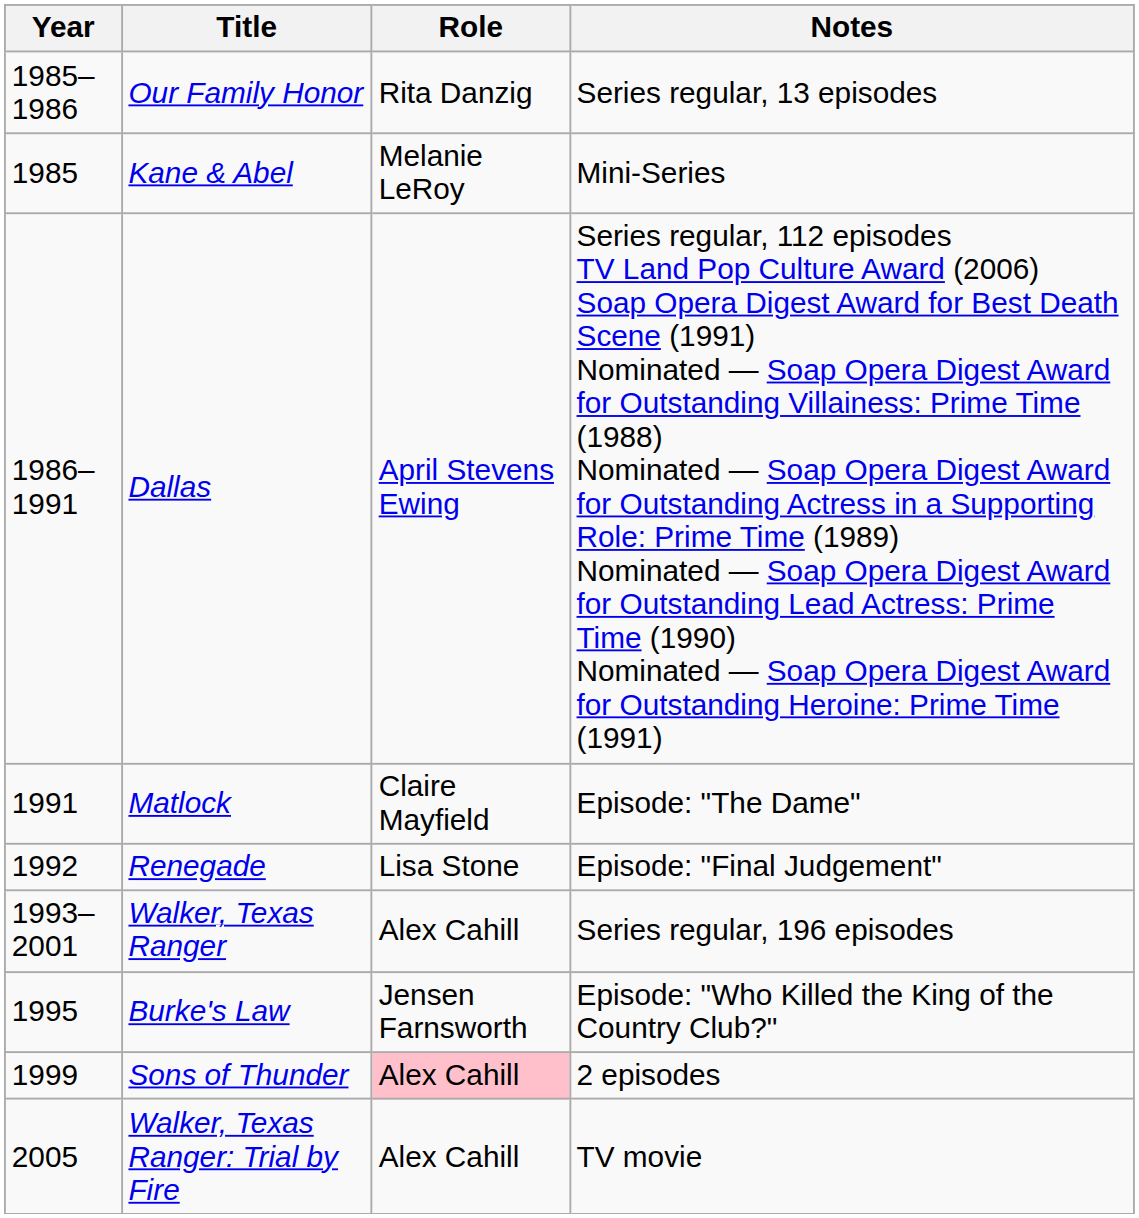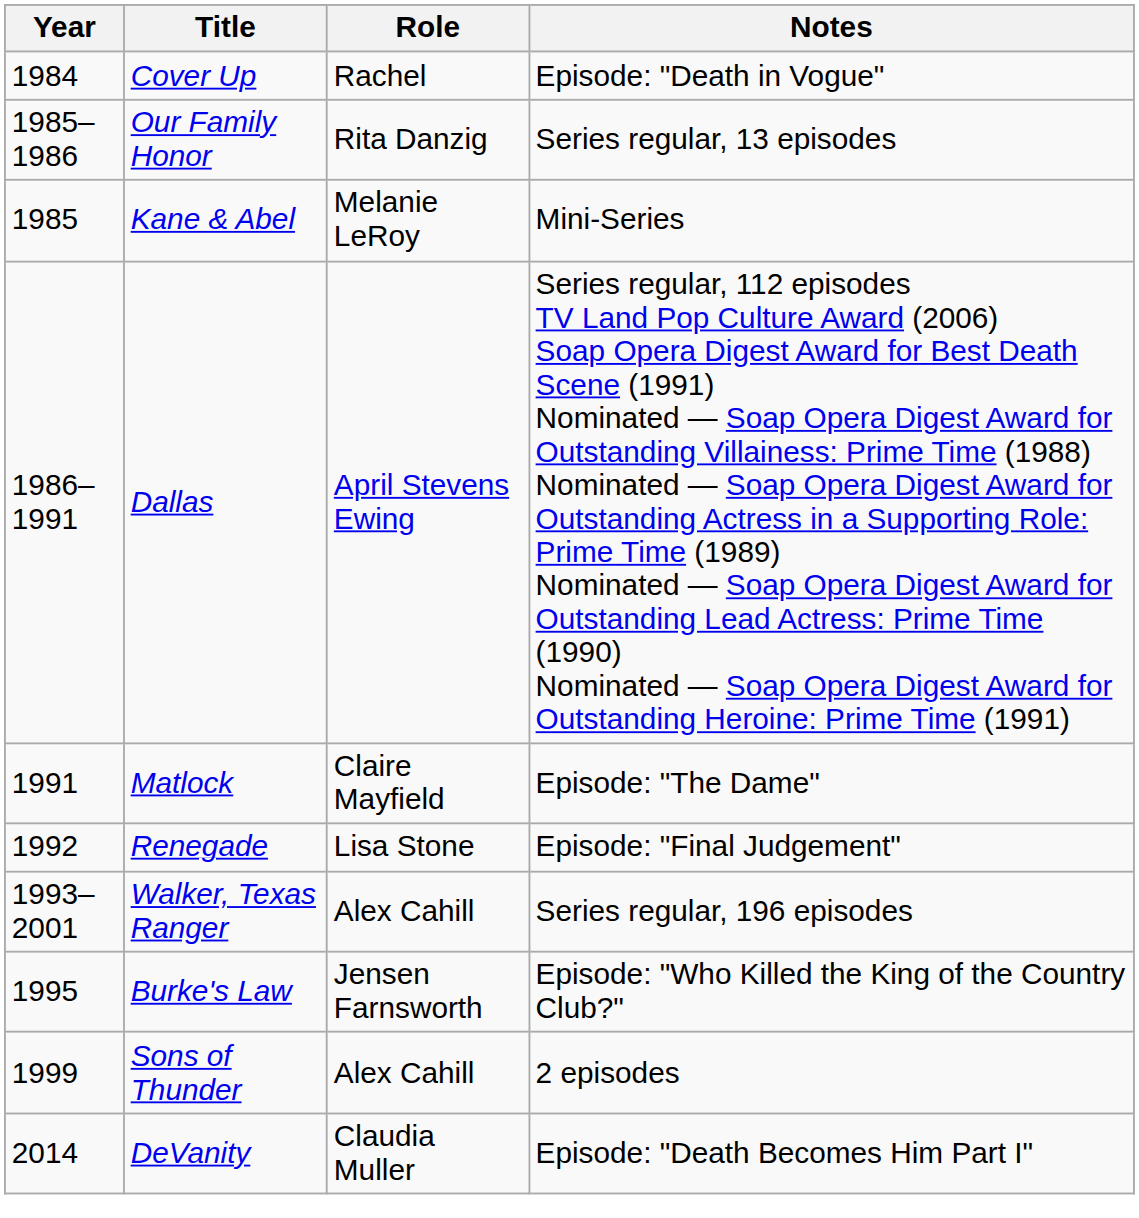+ row: (194, 75)
(449, 1075) pink background -> (404, 1072) no background
- row: (233, 1155)
+ row: (191, 1152)
